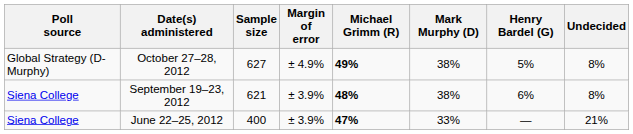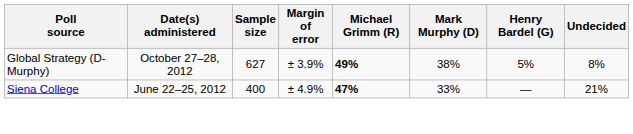(306, 64) ± 4.9% -> (306, 64) ± 3.9%
- row: (177, 95)
(306, 120) ± 3.9% -> (306, 89) ± 4.9%
